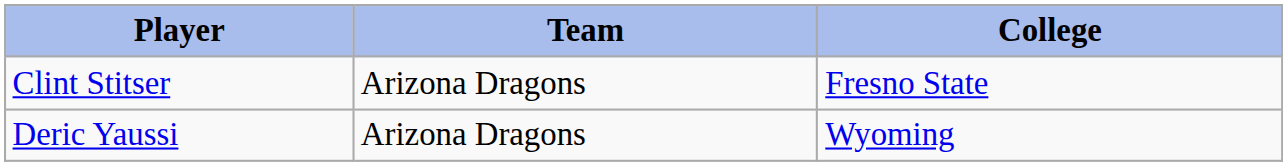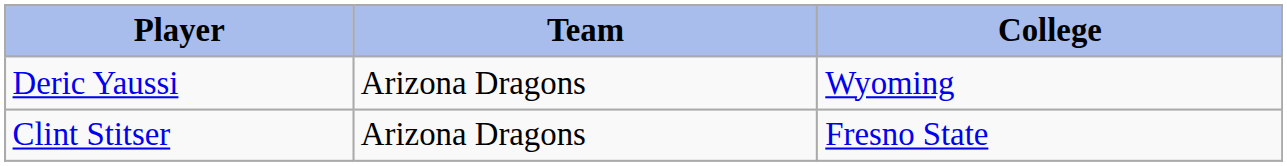rows swapped: (91, 82) <-> (95, 134)
